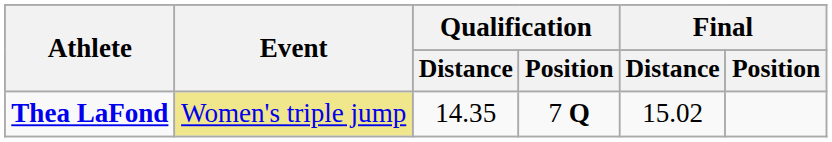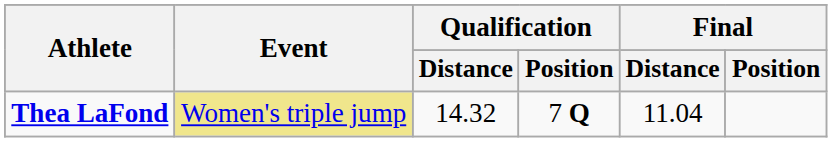(466, 114) 14.35 -> (466, 114) 14.32
(673, 114) 15.02 -> (673, 114) 11.04
